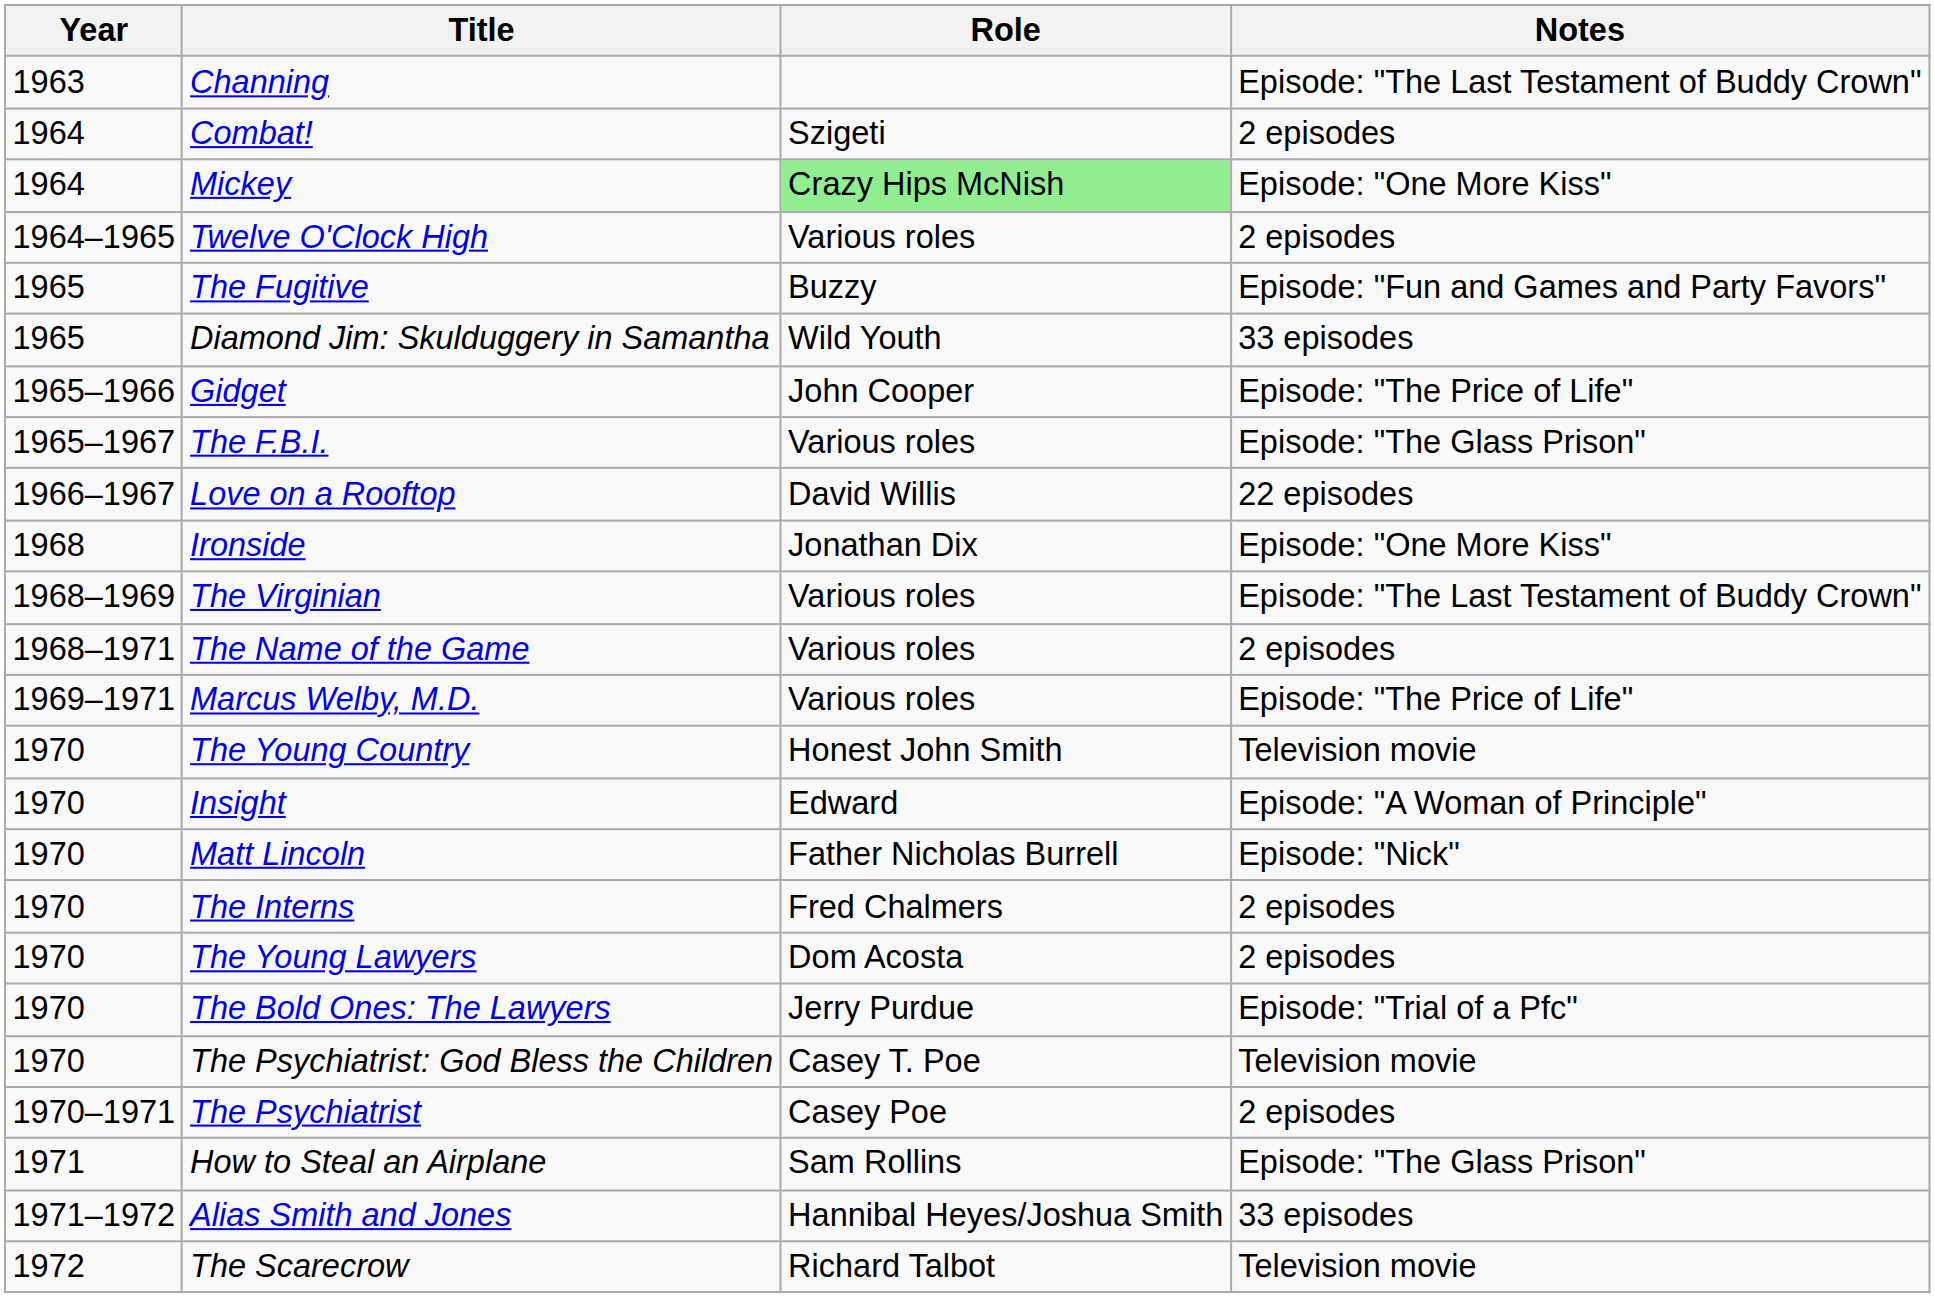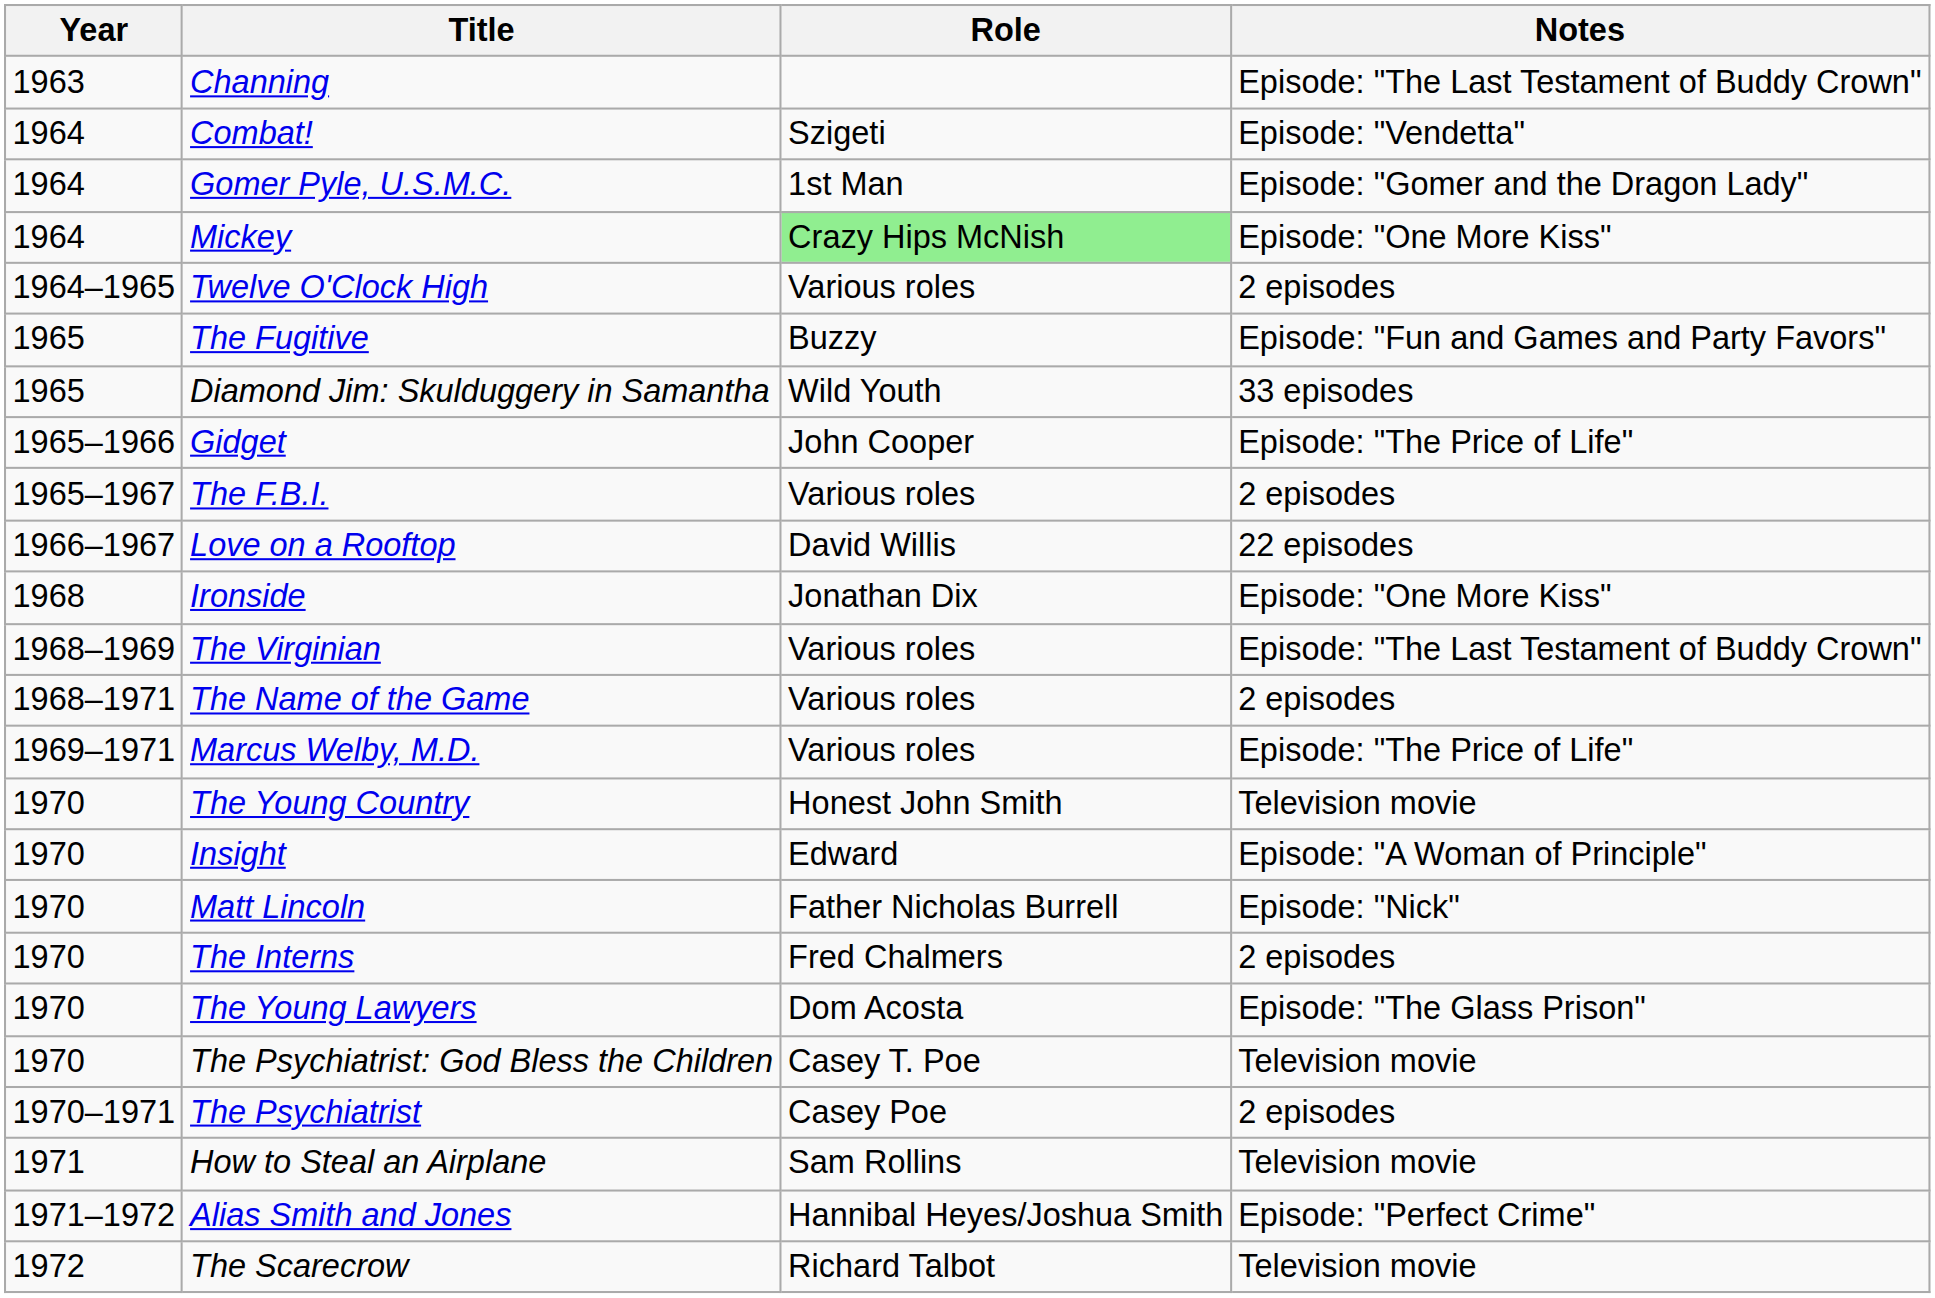(1317, 133) 2 episodes -> (1382, 133) Episode: "Vendetta"
+ row: (351, 184)
(1442, 442) Episode: "The Glass Prison" -> (1317, 493) 2 episodes
(1317, 957) 2 episodes -> (1442, 1008) Episode: "The Glass Prison"
- row: (400, 1008)
(1442, 1163) Episode: "The Glass Prison" -> (1357, 1163) Television movie
(1326, 1215) 33 episodes -> (1417, 1215) Episode: "Perfect Crime"
